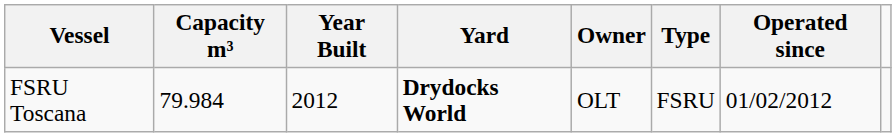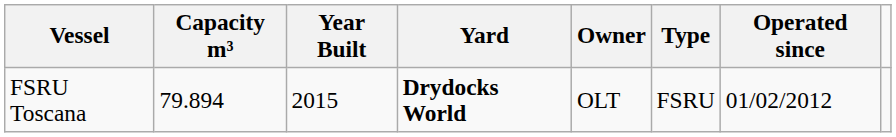(192, 99) 79.984 -> (192, 99) 79.894
(315, 99) 2012 -> (315, 99) 2015
